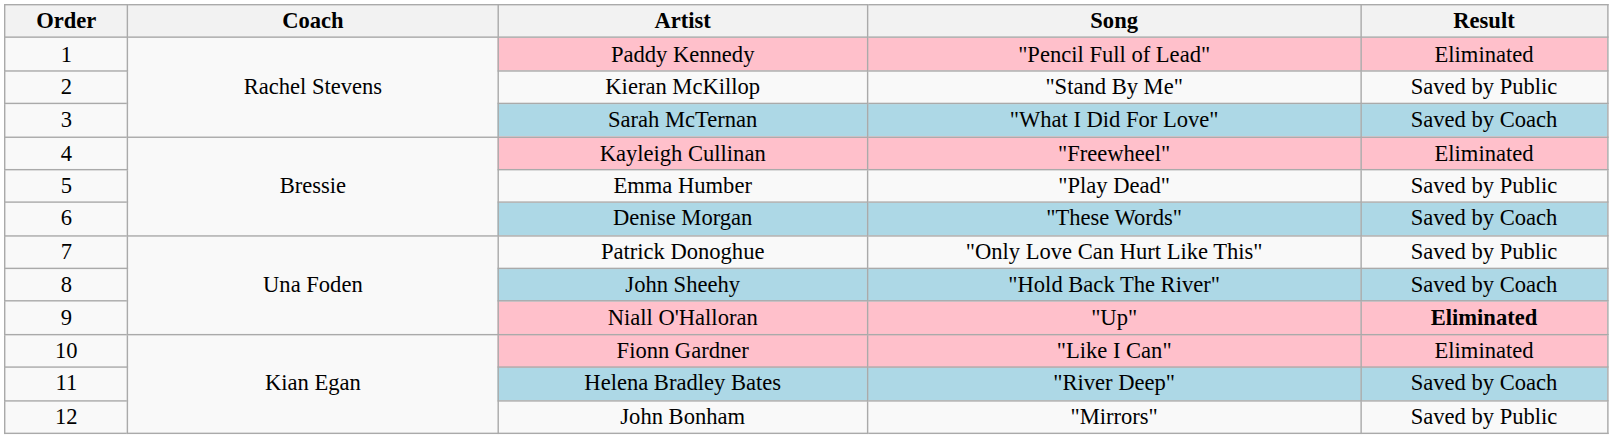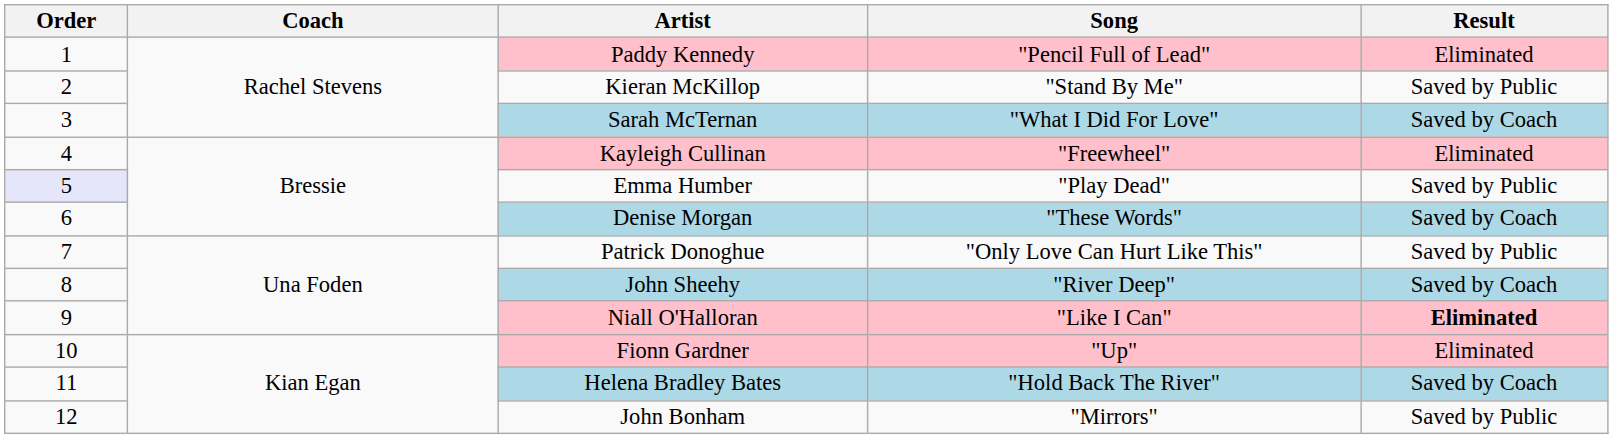(66, 185) no background -> (66, 185) lavender background
(1114, 284) "Hold Back The River" -> (1114, 284) "River Deep"
(1114, 317) "Up" -> (1114, 317) "Like I Can"
(1114, 350) "Like I Can" -> (1114, 350) "Up"
(1114, 383) "River Deep" -> (1114, 383) "Hold Back The River"
